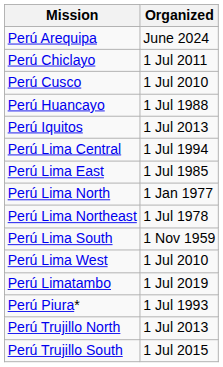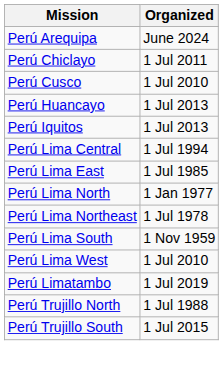(176, 104) 1 Jul 1988 -> (176, 104) 1 Jul 2013
- row: (44, 305)
(176, 328) 1 Jul 2013 -> (176, 305) 1 Jul 1988
